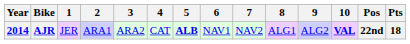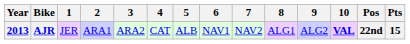(18, 30) 2014 -> (18, 30) 2013
(187, 30) bold -> (186, 30) normal
(395, 30) 18 -> (395, 30) 15
